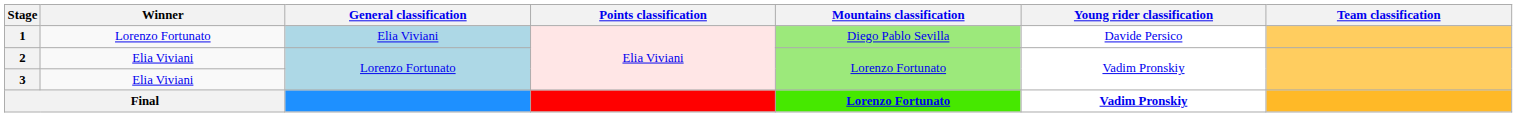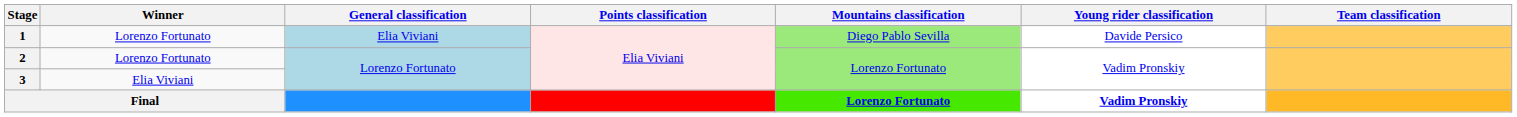(163, 58) Elia Viviani -> (163, 58) Lorenzo Fortunato
